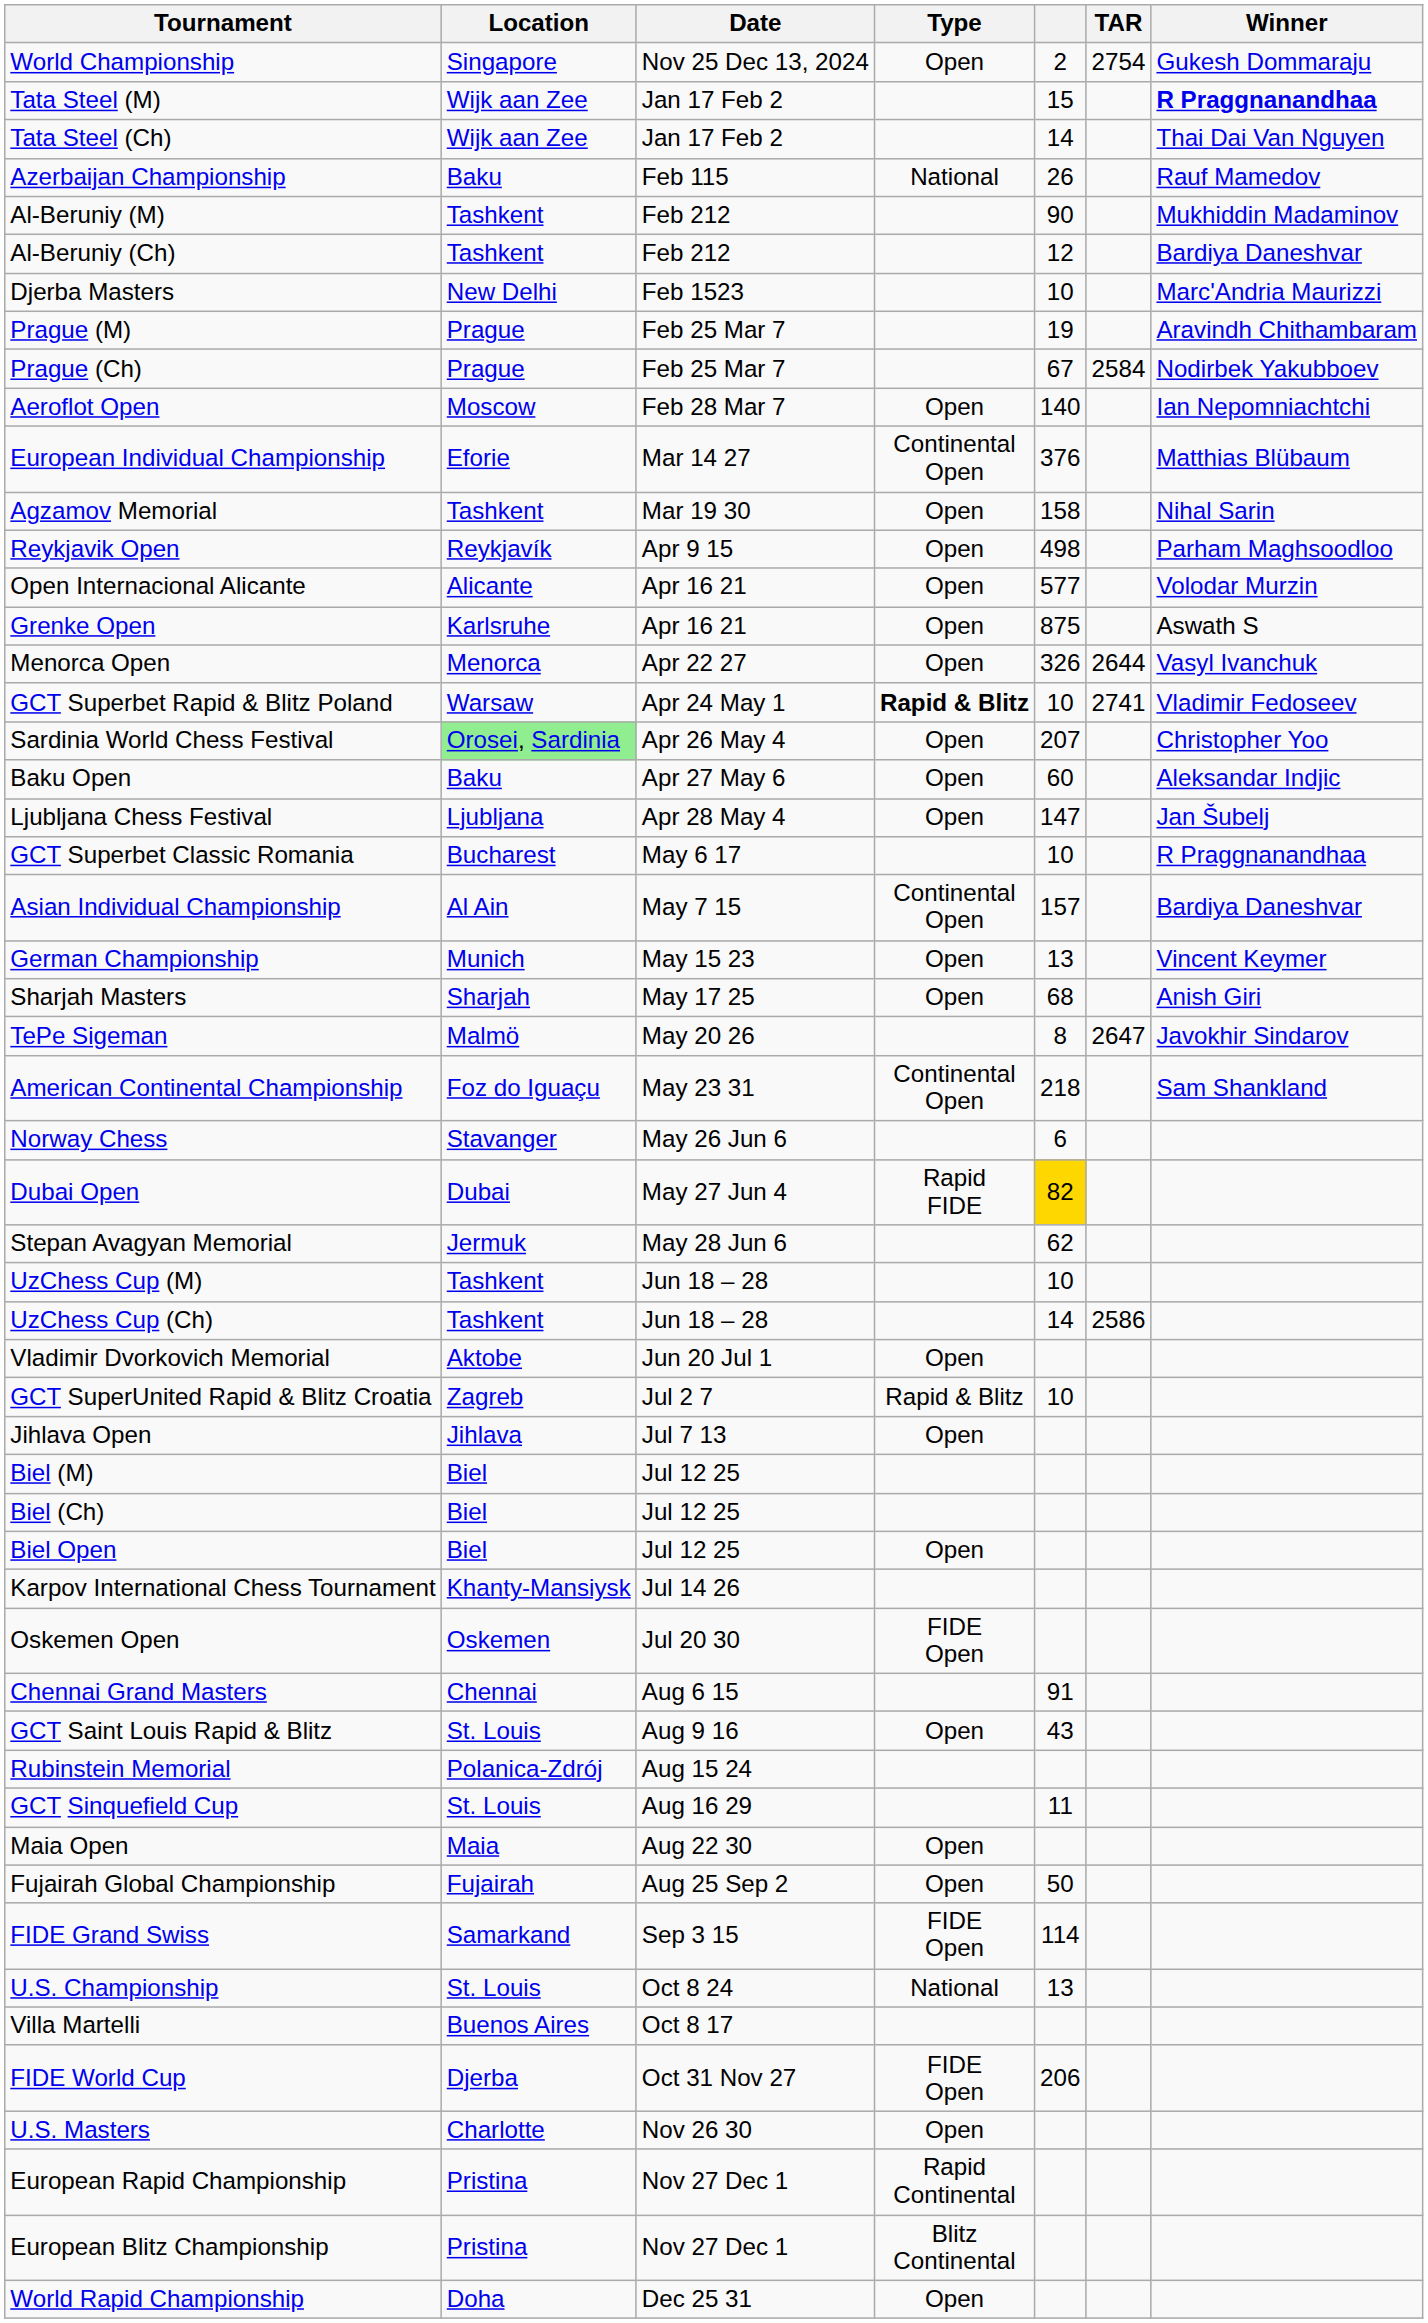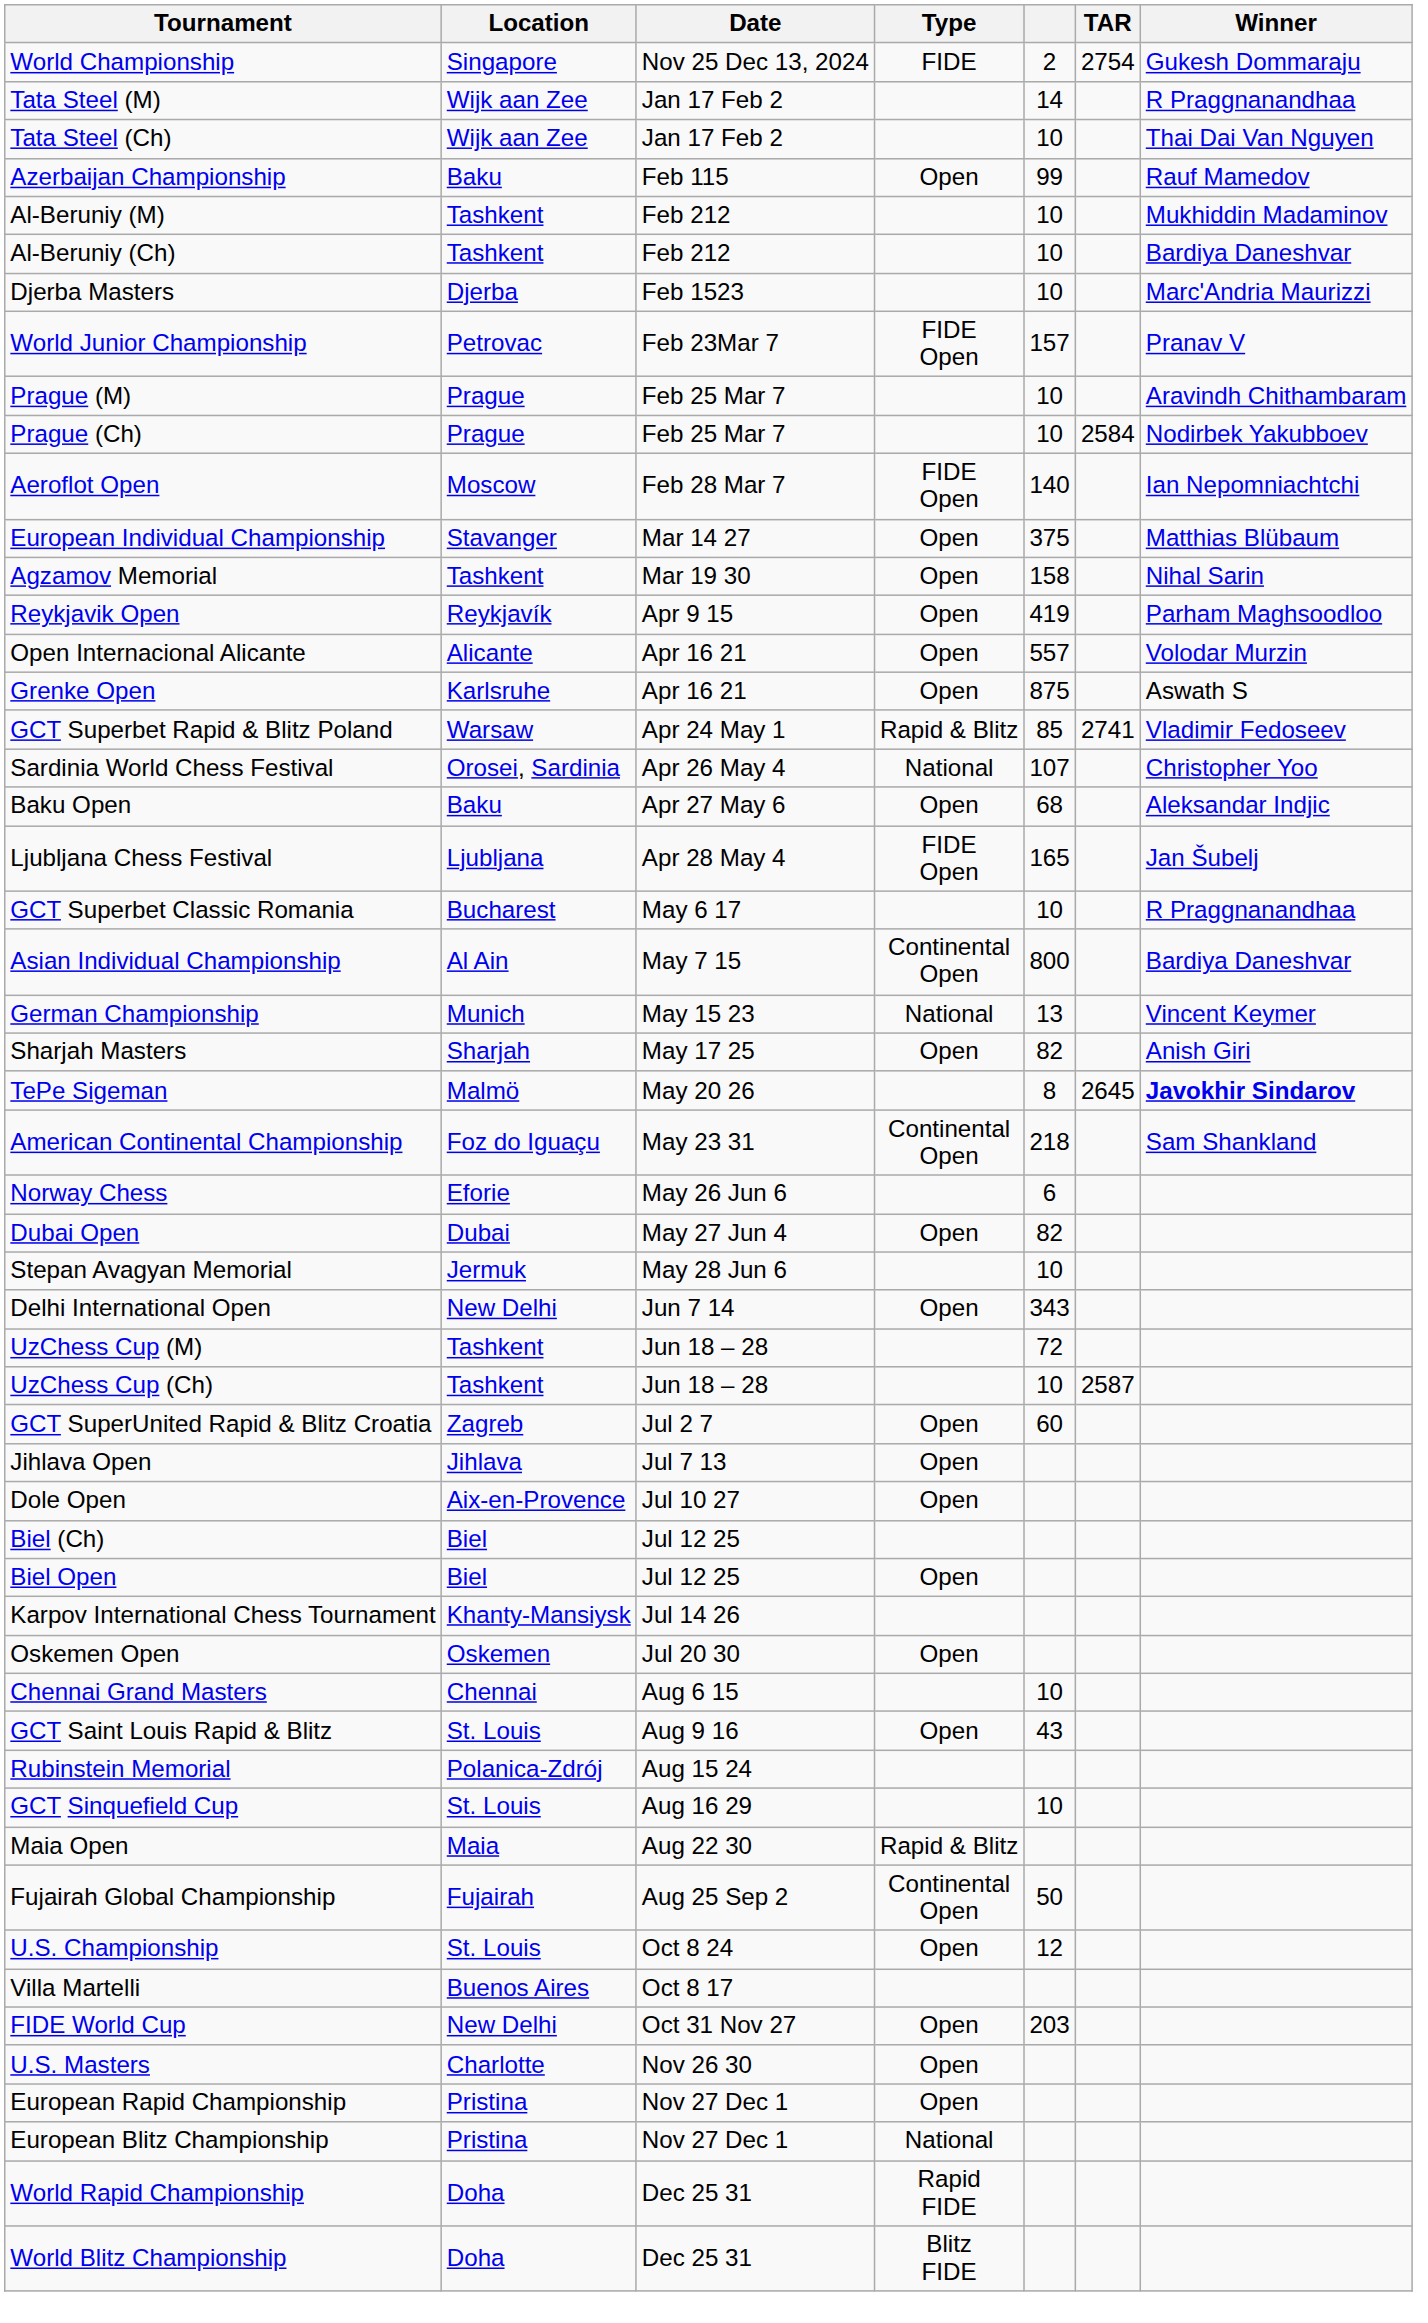(954, 61) Open -> (949, 61) FIDE
(1060, 100) 15 -> (1050, 100) 14
(1267, 100) bold -> (1251, 100) normal
(1060, 138) 14 -> (1050, 138) 10
(954, 176) National -> (949, 176) Open
(1060, 176) 26 -> (1050, 176) 99
(1060, 215) 90 -> (1050, 215) 10
(1060, 253) 12 -> (1050, 253) 10
(502, 291) New Delhi -> (482, 291) Djerba
+ row: (158, 343)
(1060, 330) 19 -> (1050, 395) 10
(1060, 368) 67 -> (1050, 434) 10
(954, 406) Open -> (949, 485) FIDE Open
(478, 458) Eforie -> (502, 537) Stavanger
(954, 458) Continental Open -> (949, 537) Open
(1060, 458) 376 -> (1050, 537) 375
(1060, 548) 498 -> (1050, 614) 419
(1060, 587) 577 -> (1050, 652) 557
- row: (90, 663)
(954, 702) bold -> (949, 729) normal
(1060, 702) 10 -> (1050, 729) 85
(533, 740) lightgreen background -> (533, 767) no background
(954, 740) Open -> (949, 767) National
(1060, 740) 207 -> (1050, 767) 107
(1060, 778) 60 -> (1050, 806) 68
(954, 817) Open -> (949, 857) FIDE Open
(1060, 817) 147 -> (1050, 857) 165
(1060, 907) 157 -> (1050, 961) 800
(954, 959) Open -> (949, 1013) National
(1060, 997) 68 -> (1050, 1051) 82
(1118, 1035) 2647 -> (1108, 1090) 2645
(1252, 1035) normal -> (1251, 1090) bold
(502, 1139) Stavanger -> (478, 1194) Eforie
(954, 1191) Rapid FIDE -> (949, 1232) Open
(1060, 1191) gold background -> (1050, 1232) no background
(1060, 1243) 62 -> (1050, 1270) 10
+ row: (141, 1309)
(1060, 1281) 10 -> (1050, 1347) 72
(1060, 1320) 14 -> (1050, 1385) 10
(1118, 1320) 2586 -> (1108, 1385) 2587
- row: (170, 1358)
(954, 1396) Rapid & Blitz -> (949, 1423) Open
(1060, 1396) 10 -> (1050, 1423) 60
+ row: (68, 1500)
- row: (52, 1473)
(954, 1640) FIDE Open -> (949, 1653) Open
(1060, 1692) 91 -> (1050, 1692) 10
(1060, 1807) 11 -> (1050, 1807) 10
(954, 1845) Open -> (949, 1845) Rapid & Blitz
(954, 1883) Open -> (949, 1897) Continental Open
- row: (110, 1935)
(954, 1987) National -> (949, 1949) Open
(1060, 1987) 13 -> (1050, 1949) 12
(482, 2077) Djerba -> (502, 2025) New Delhi
(954, 2077) FIDE Open -> (949, 2025) Open
(1060, 2077) 206 -> (1050, 2025) 203
(954, 2181) Rapid Continental -> (949, 2102) Open
(954, 2247) Blitz Continental -> (949, 2140) National
(954, 2299) Open -> (949, 2192) Rapid FIDE
+ row: (148, 2258)
